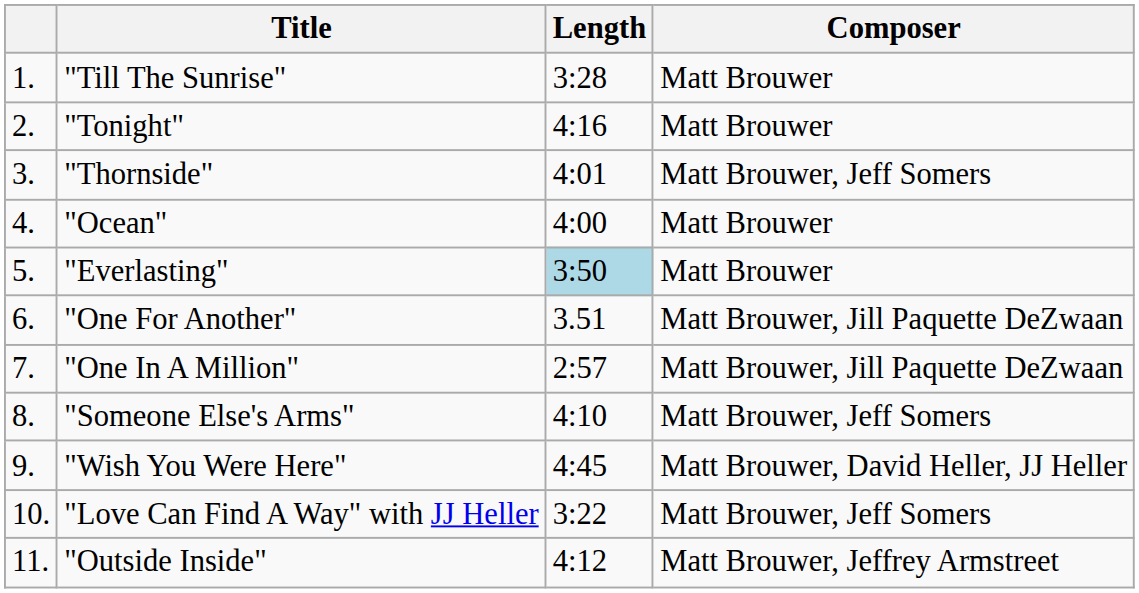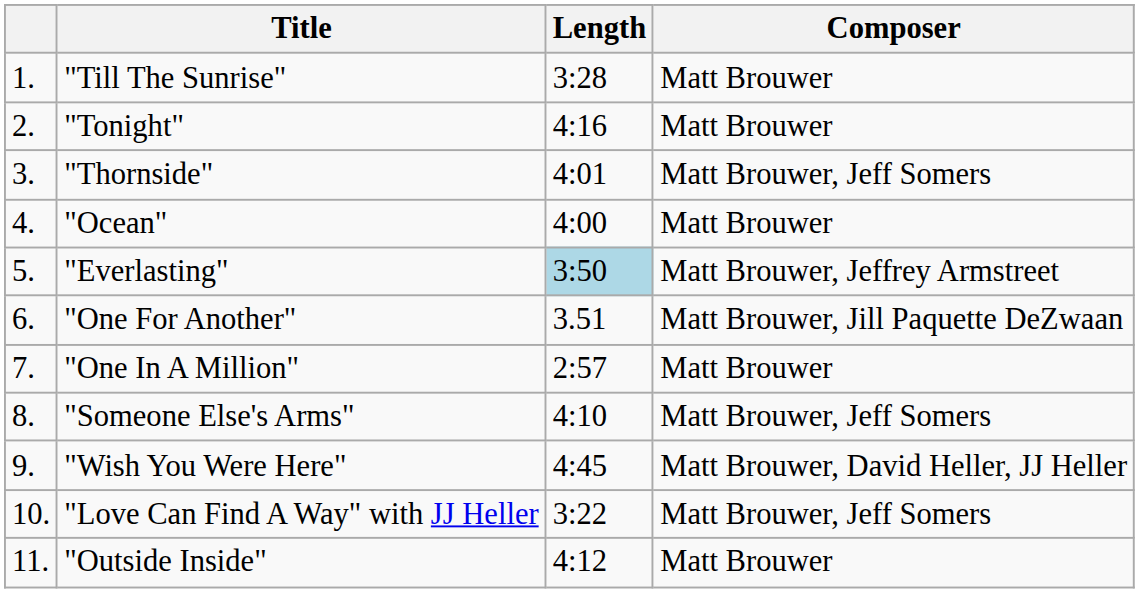(746, 271) Matt Brouwer -> (860, 271) Matt Brouwer, Jeffrey Armstreet
(892, 367) Matt Brouwer, Jill Paquette DeZwaan -> (746, 367) Matt Brouwer
(860, 561) Matt Brouwer, Jeffrey Armstreet -> (746, 561) Matt Brouwer
